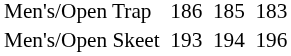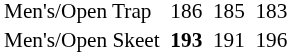(186, 40) normal -> (186, 40) bold
(229, 40) 194 -> (229, 40) 191
